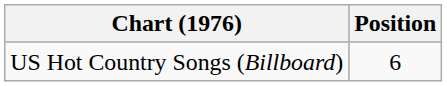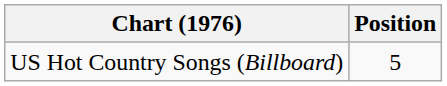(395, 61) 6 -> (395, 61) 5
